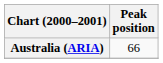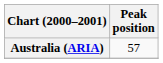(134, 48) 66 -> (134, 48) 57
